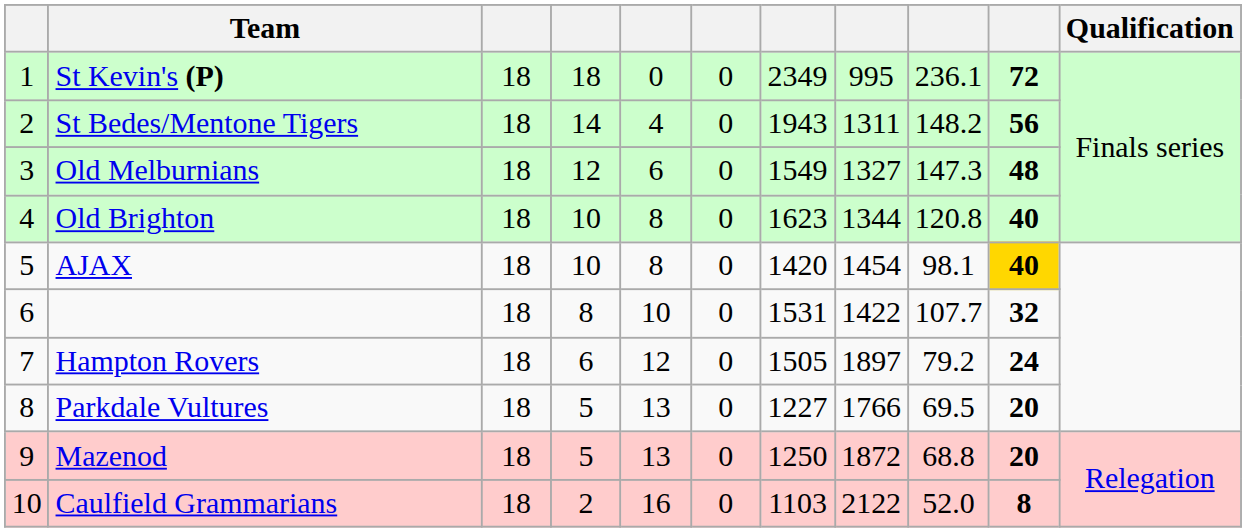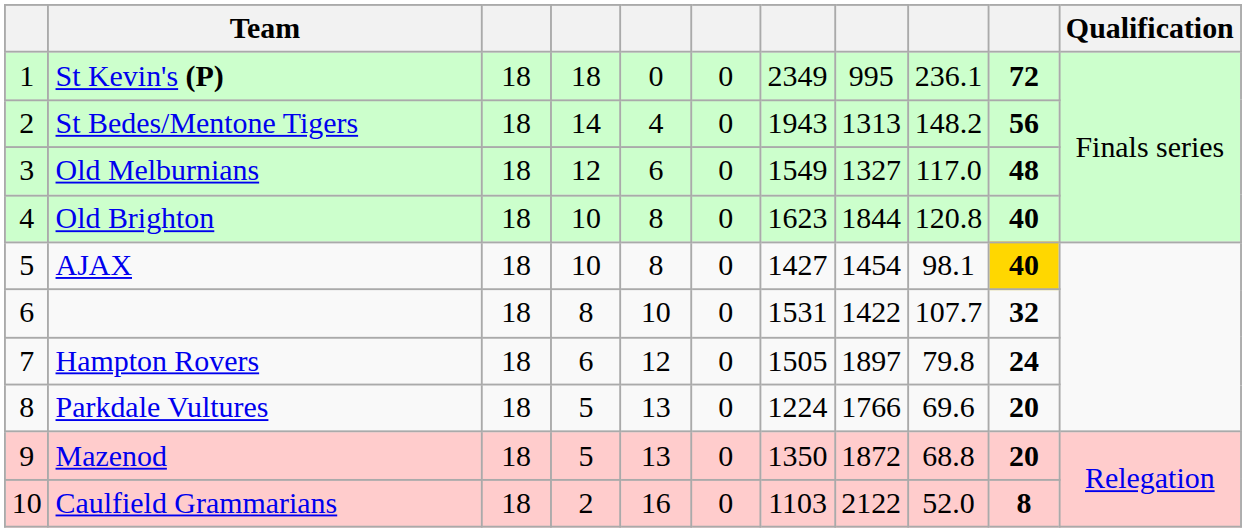(871, 123) 1311 -> (871, 123) 1313
(949, 170) 147.3 -> (949, 170) 117.0
(871, 218) 1344 -> (871, 218) 1844
(798, 265) 1420 -> (798, 265) 1427
(949, 360) 79.2 -> (949, 360) 79.8
(798, 407) 1227 -> (798, 407) 1224
(949, 407) 69.5 -> (949, 407) 69.6
(798, 455) 1250 -> (798, 455) 1350
